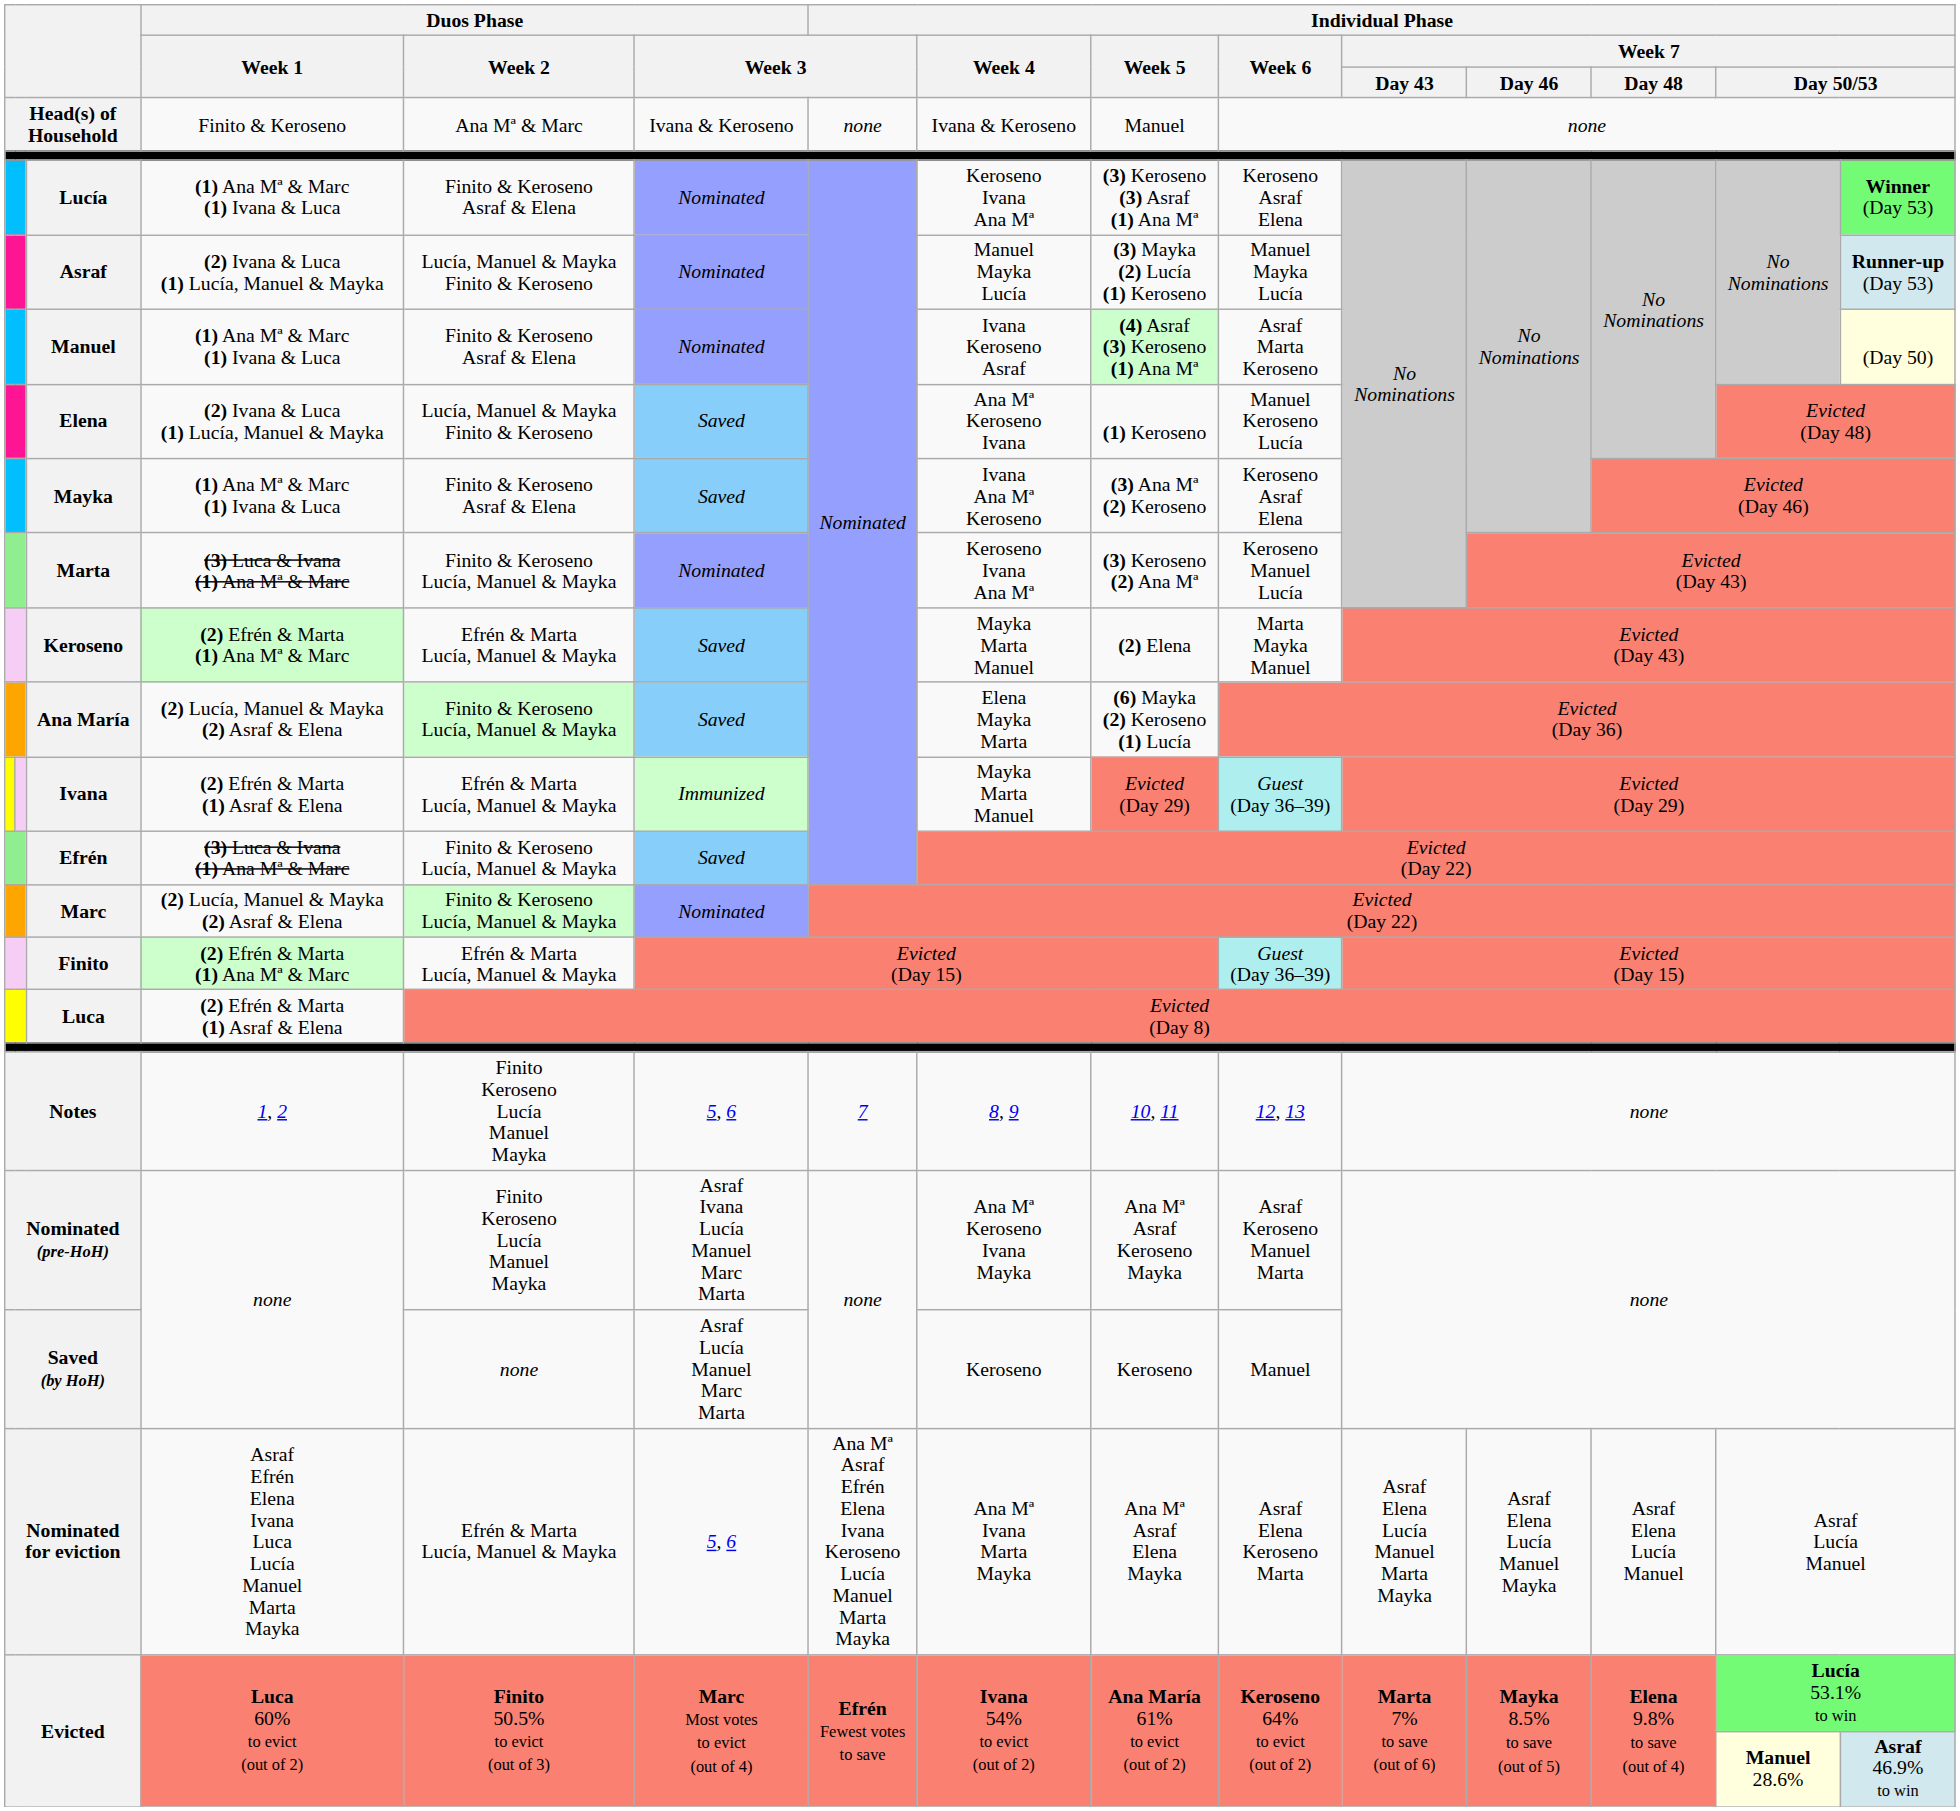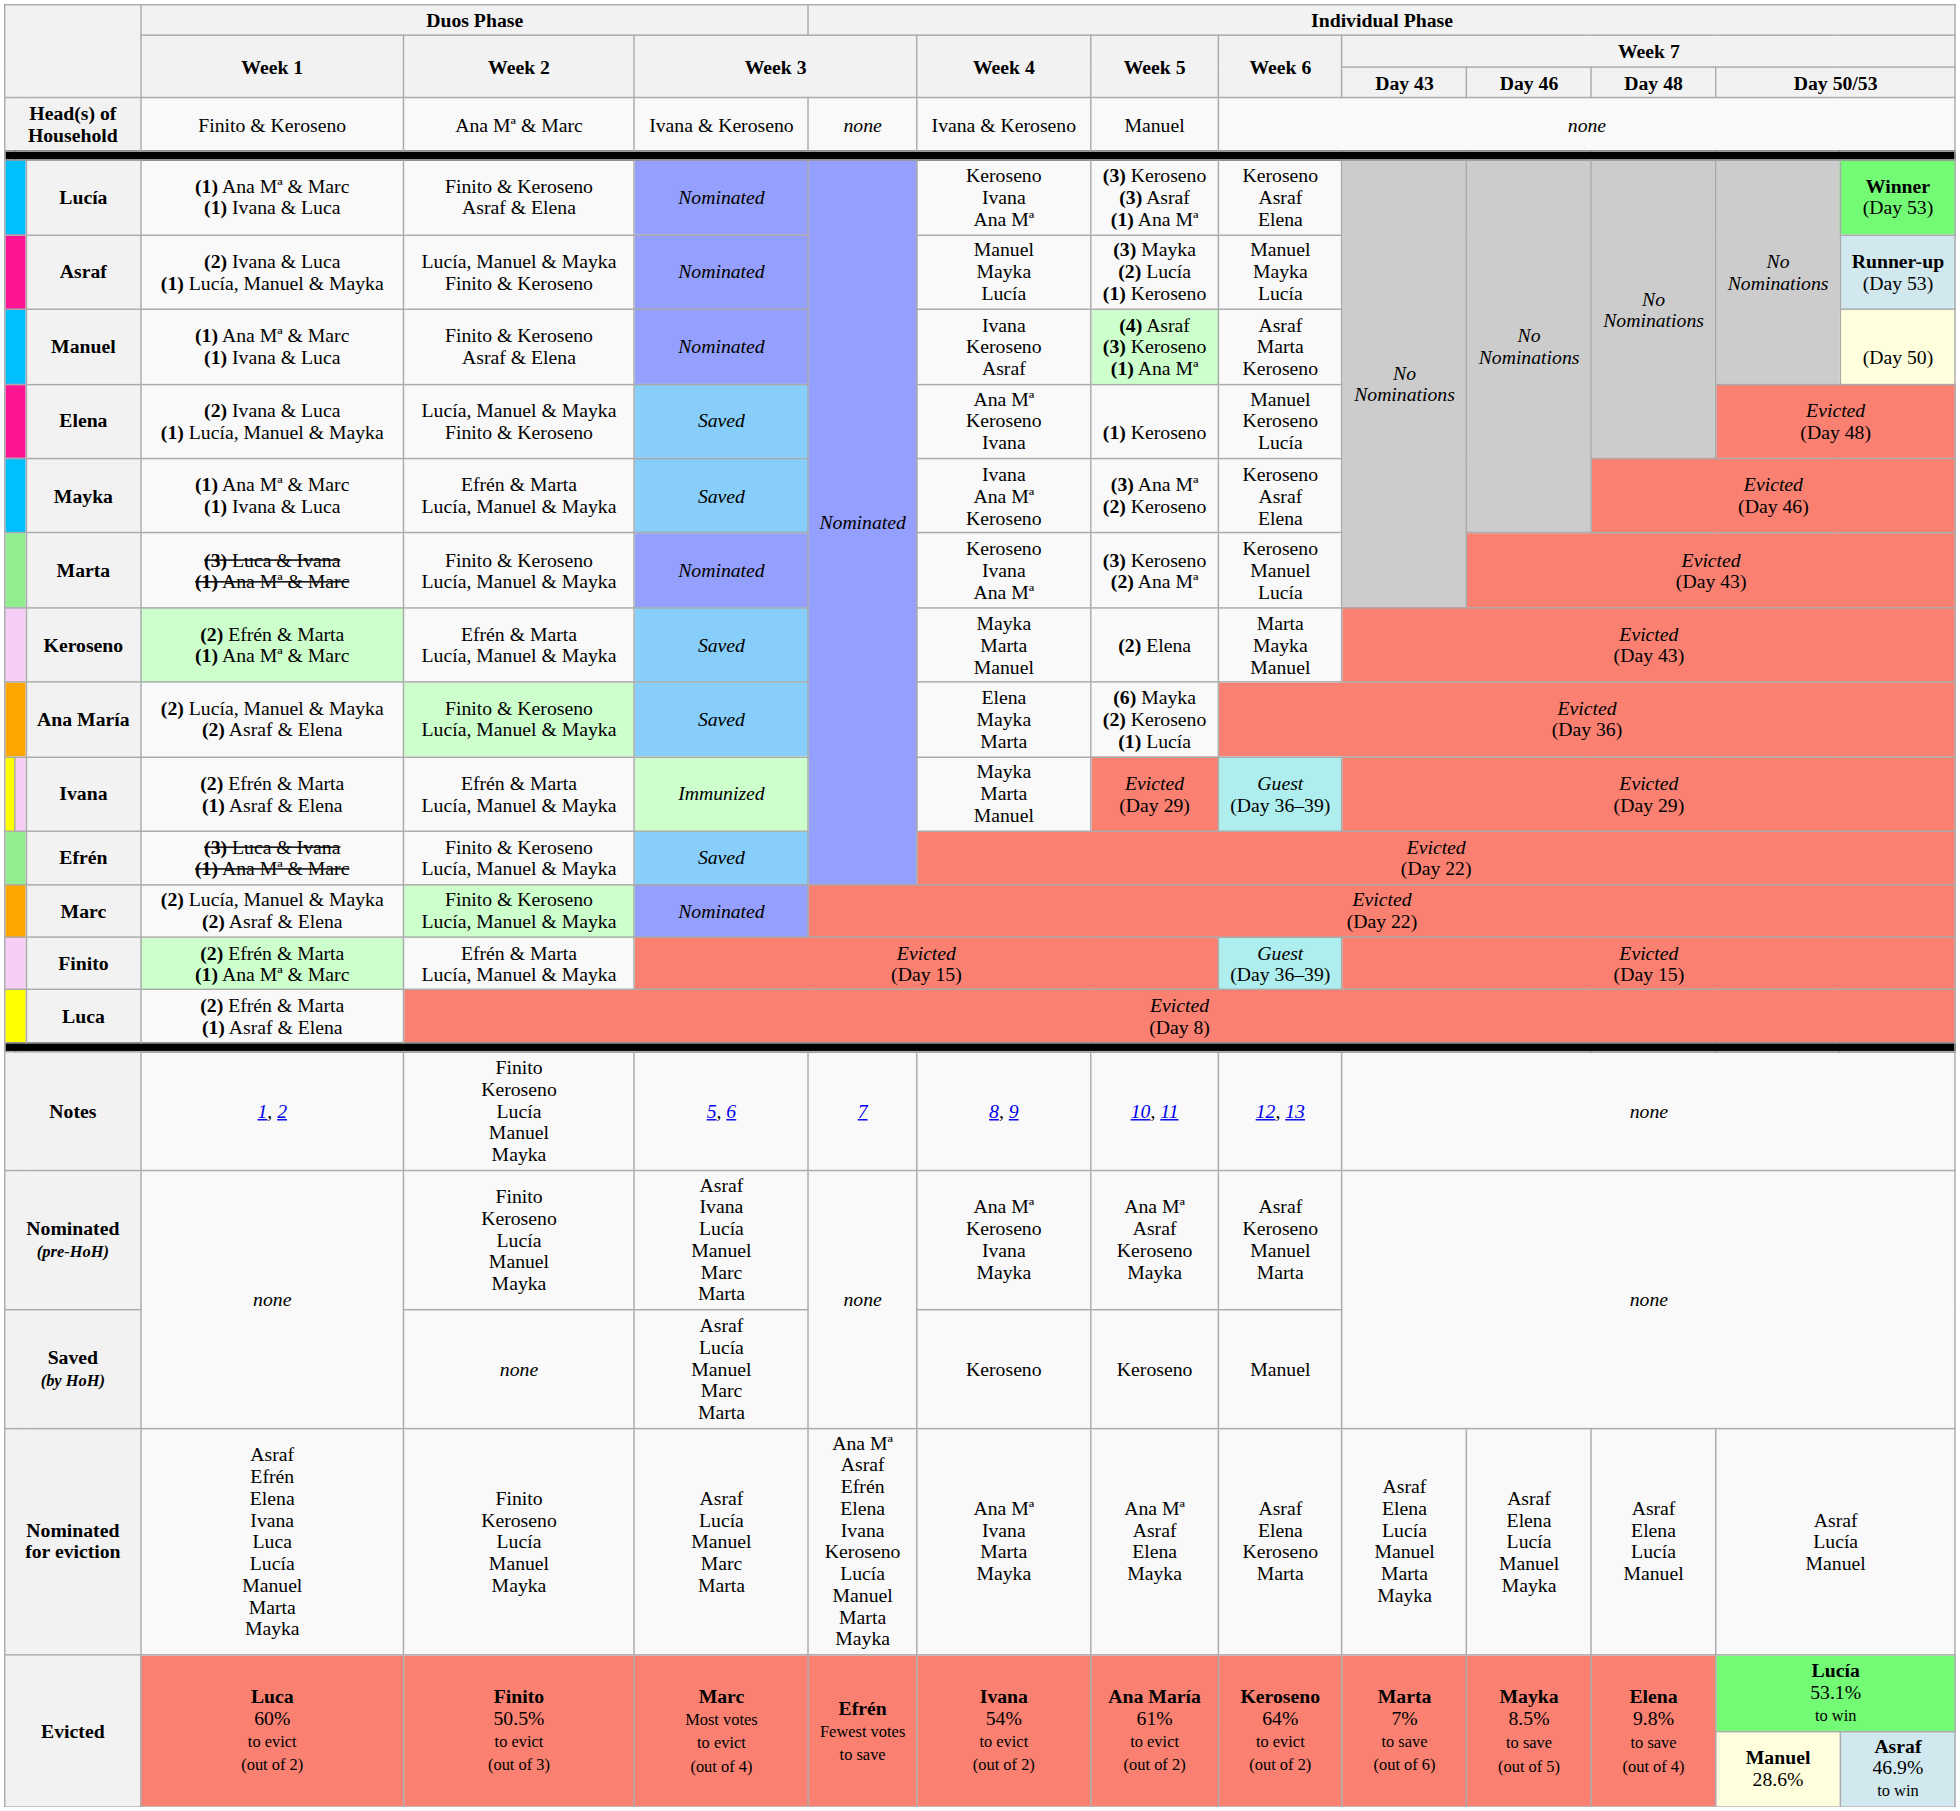(519, 495) Finito & Keroseno Asraf & Elena -> (519, 495) Efrén & Marta Lucía, Manuel & Mayka
(519, 1541) Efrén & Marta Lucía, Manuel & Mayka -> (519, 1541) Finito Keroseno Lucía Manuel Mayka
(721, 1541) 5, 6 -> (721, 1541) Asraf Lucía Manuel Marc Marta
